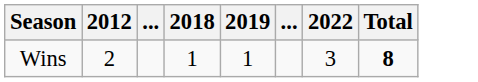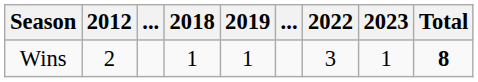+ column: (386, 22)
